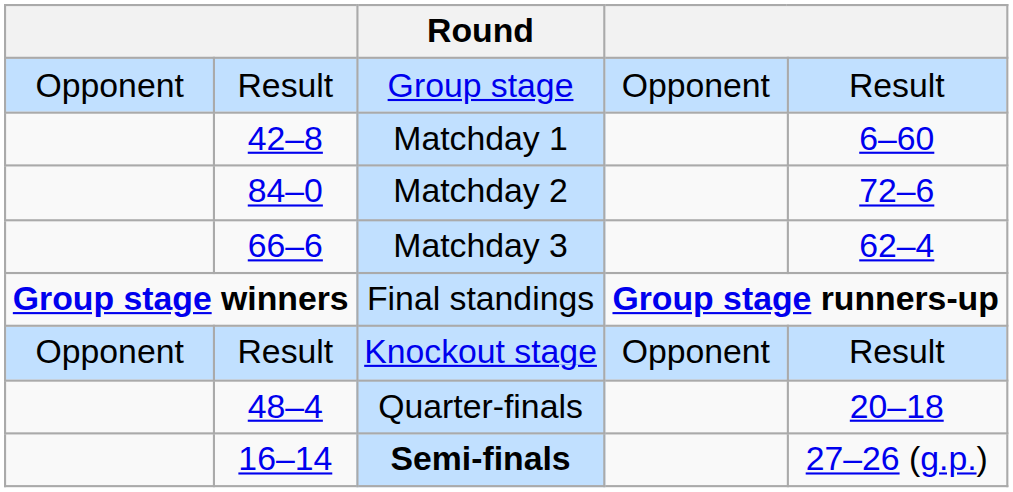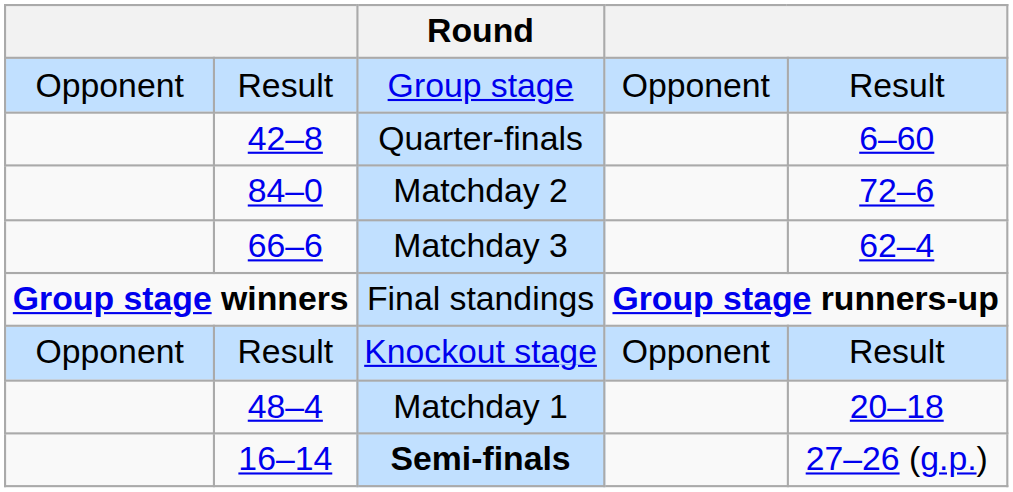(481, 138) Matchday 1 -> (481, 138) Quarter-finals
(481, 406) Quarter-finals -> (481, 406) Matchday 1
